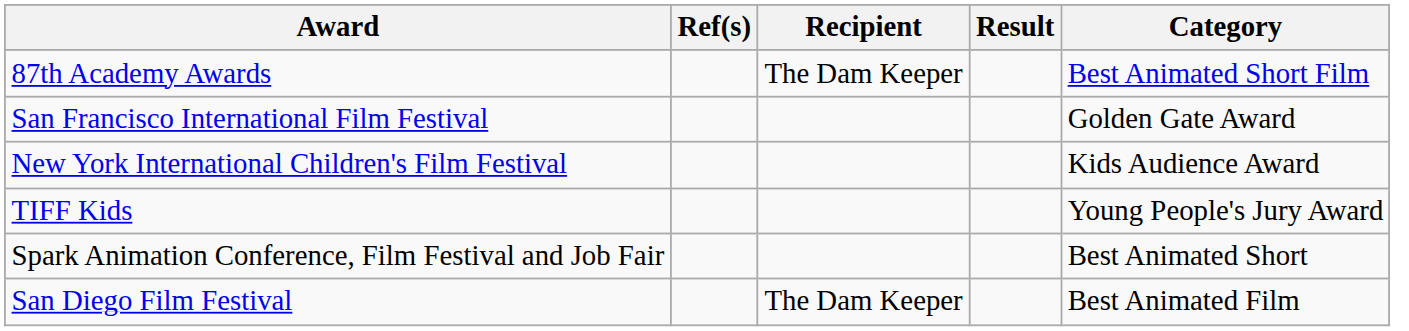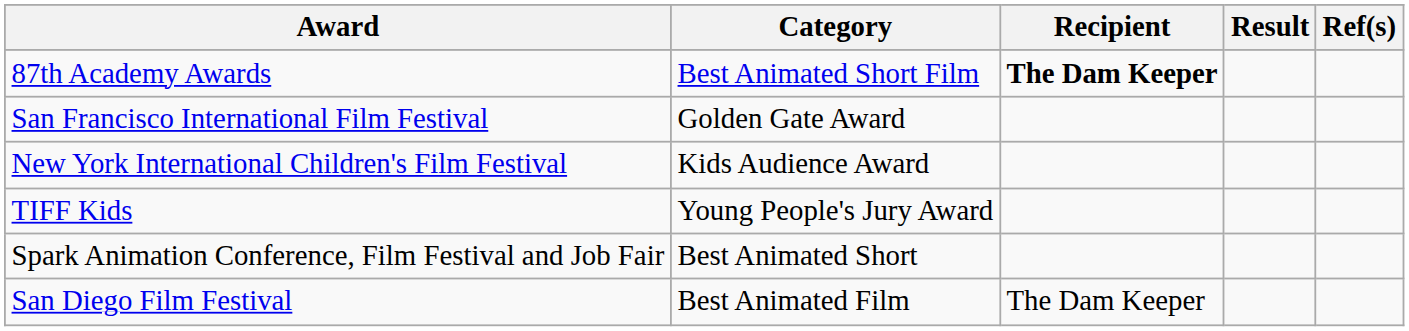columns swapped: (1225, 27) <-> (714, 27)
(864, 73) normal -> (1112, 73) bold
